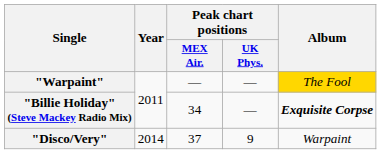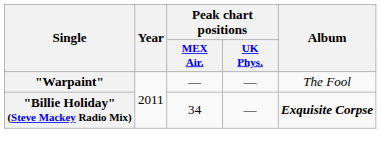(327, 81) gold background -> (327, 81) no background
- row: (70, 138)
